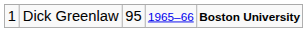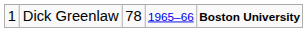(134, 16) 95 -> (134, 16) 78
